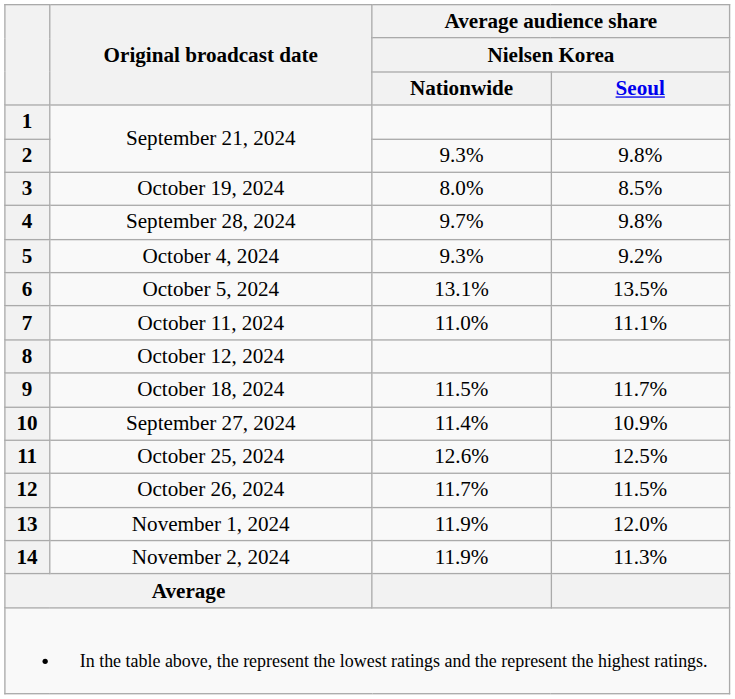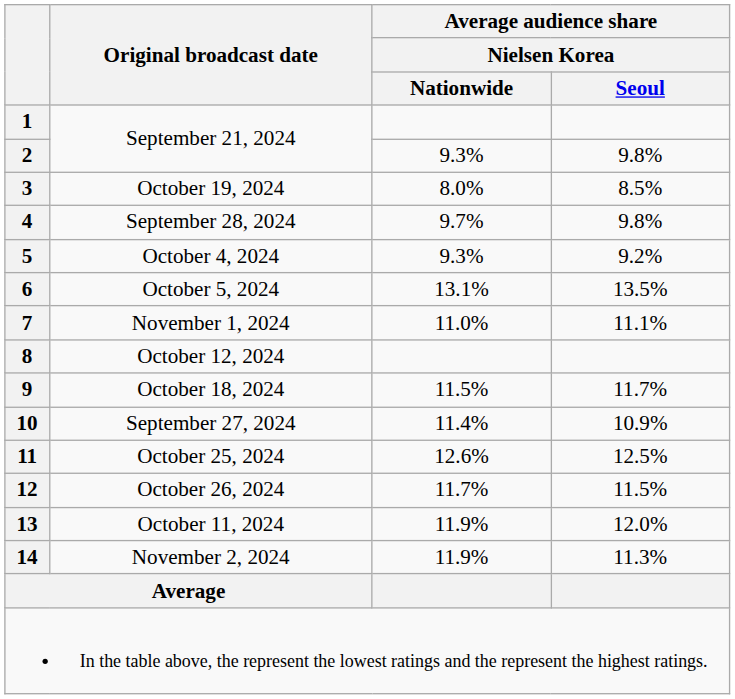(211, 322) October 11, 2024 -> (211, 322) November 1, 2024
(211, 523) November 1, 2024 -> (211, 523) October 11, 2024
